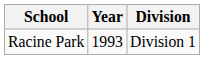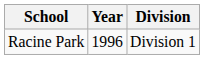(107, 41) 1993 -> (107, 41) 1996
